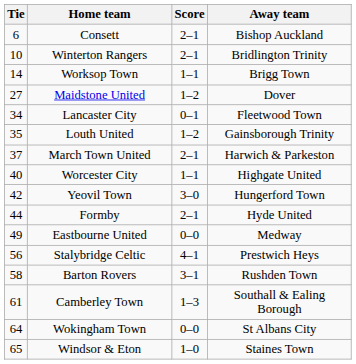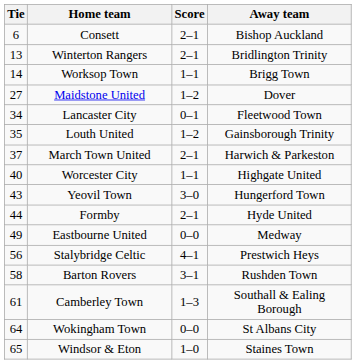(16, 54) 10 -> (16, 54) 13
(16, 194) 42 -> (16, 194) 43
